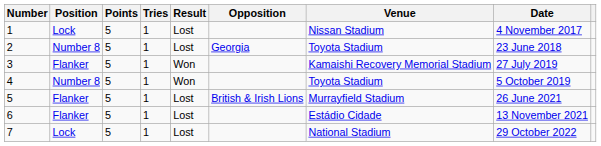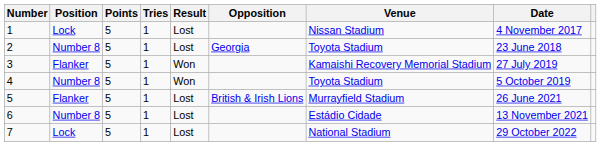(71, 116) Flanker -> (76, 116) Number 8
